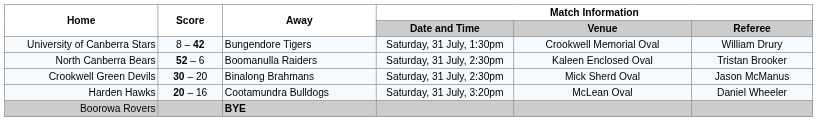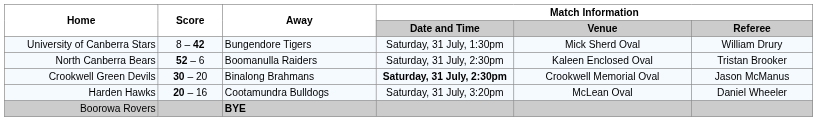(602, 44) Crookwell Memorial Oval -> (602, 44) Mick Sherd Oval
(445, 76) normal -> (445, 76) bold
(602, 76) Mick Sherd Oval -> (602, 76) Crookwell Memorial Oval
